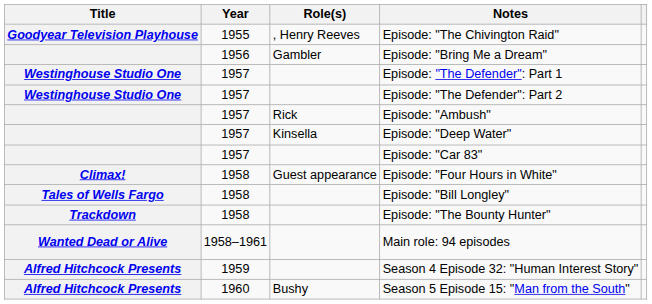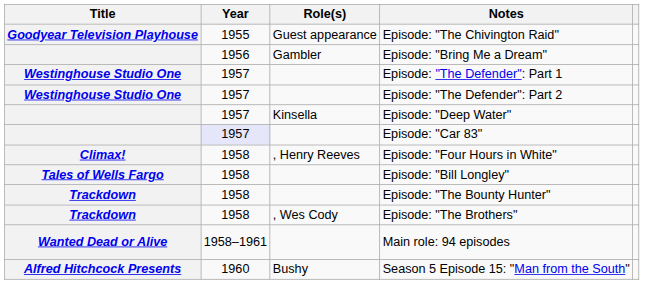(316, 34) , Henry Reeves -> (325, 34) Guest appearance
- row: (437, 114)
(235, 154) no background -> (235, 134) lavender background
(325, 174) Guest appearance -> (316, 154) , Henry Reeves
+ row: (450, 214)
- row: (510, 269)
